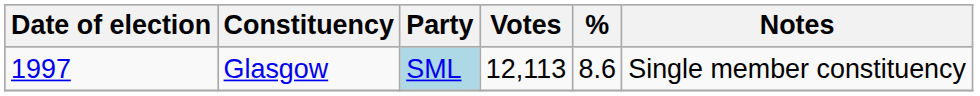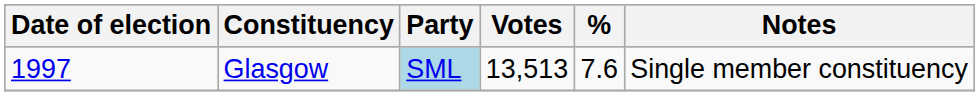(526, 68) 12,113 -> (527, 68) 13,513
(597, 68) 8.6 -> (599, 68) 7.6
